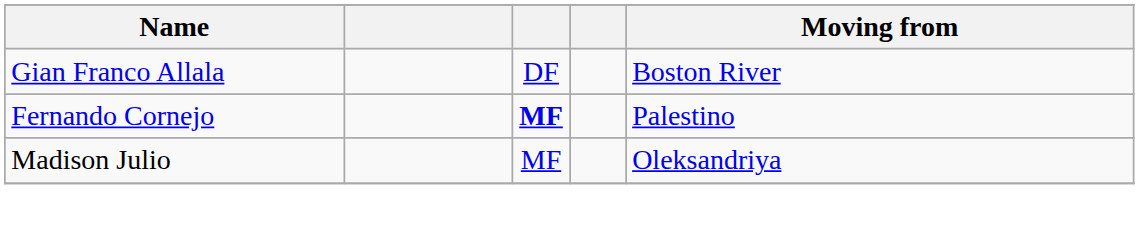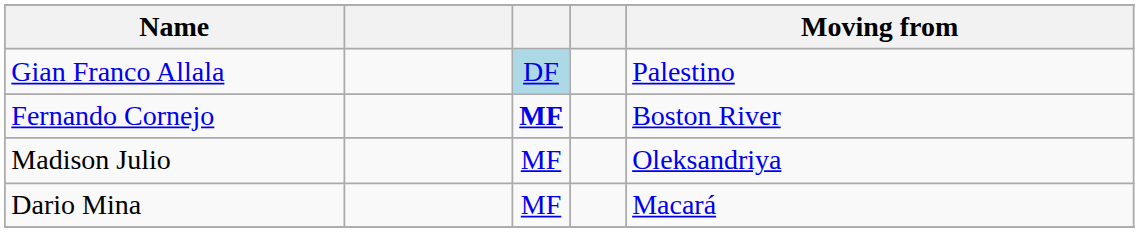(541, 71) no background -> (541, 71) lightblue background
(706, 71) Boston River -> (683, 71) Palestino
(683, 115) Palestino -> (706, 115) Boston River
+ row: (76, 204)
